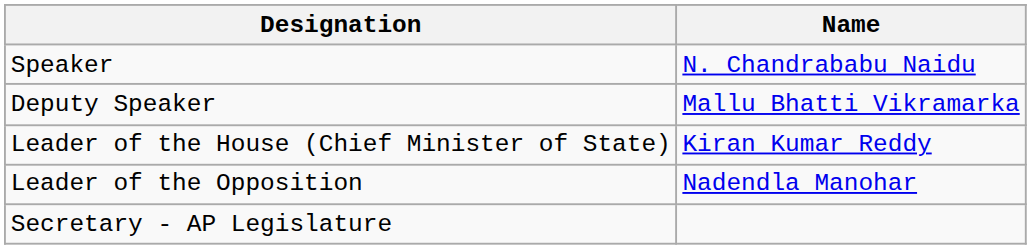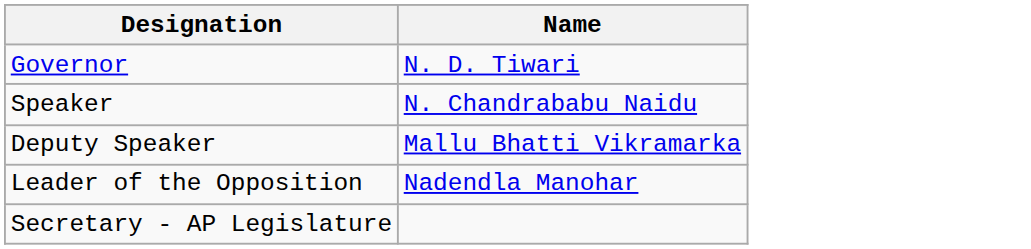+ row: (69, 65)
- row: (341, 144)
